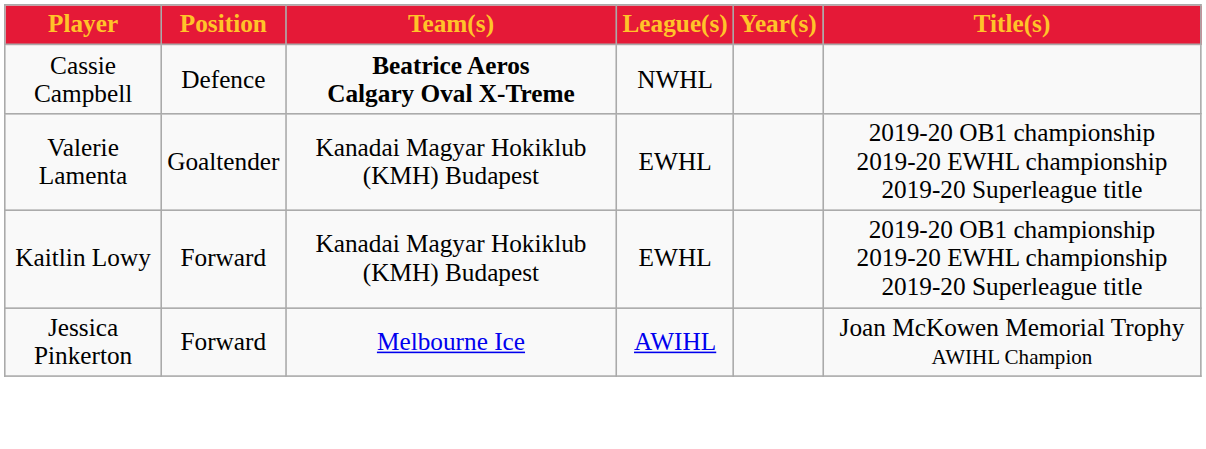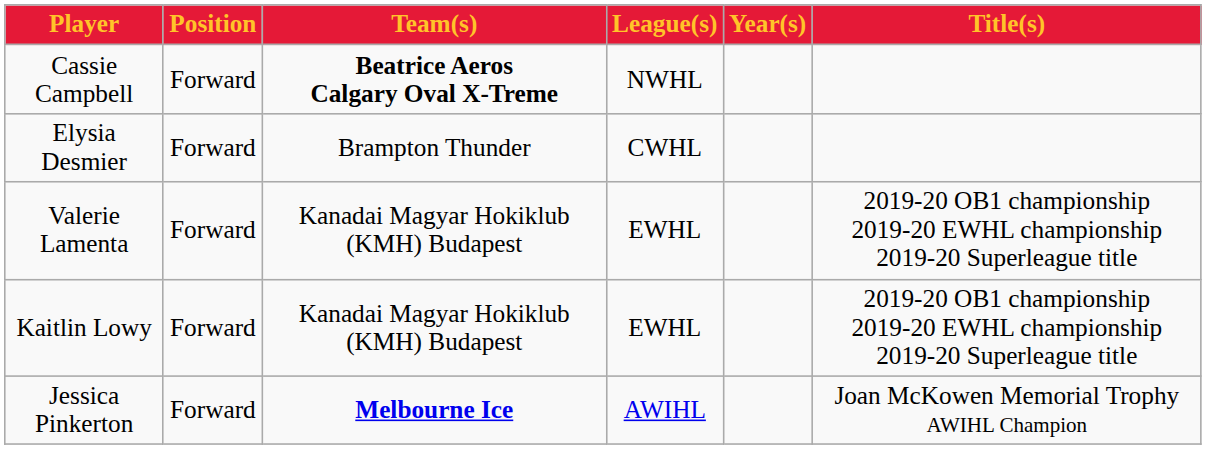(223, 78) Defence -> (213, 78) Forward
+ row: (84, 147)
(223, 161) Goaltender -> (213, 230) Forward
(451, 341) normal -> (434, 409) bold
